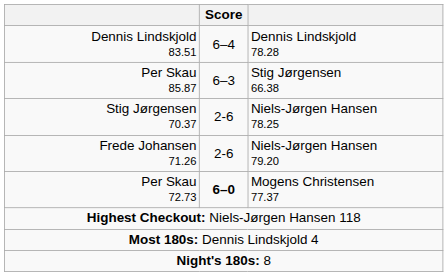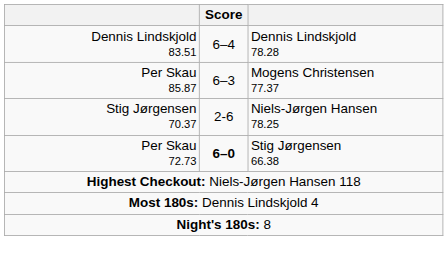(296, 80) Stig Jørgensen 66.38 -> (313, 80) Mogens Christensen 77.37
- row: (148, 153)
(313, 189) Mogens Christensen 77.37 -> (296, 153) Stig Jørgensen 66.38
